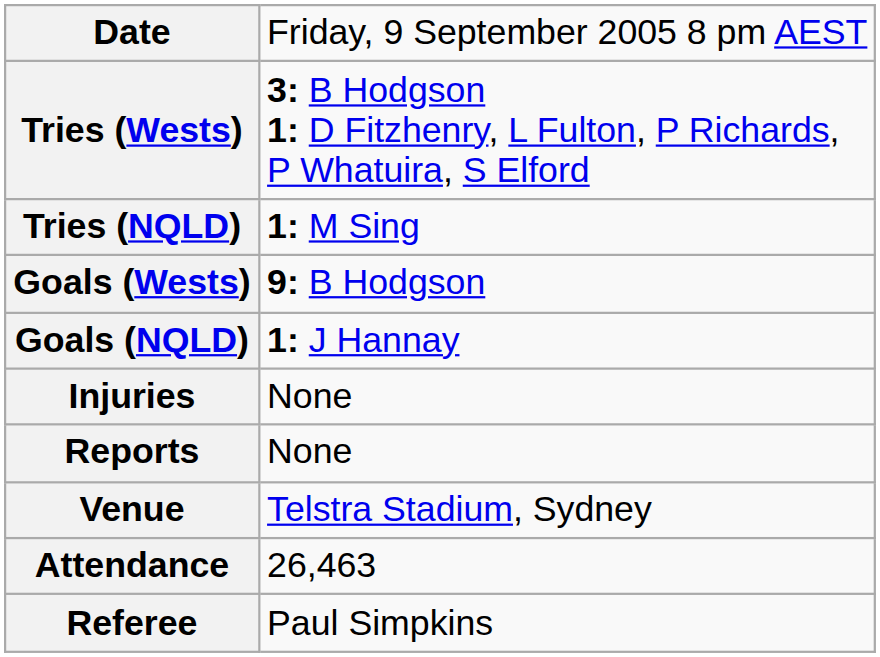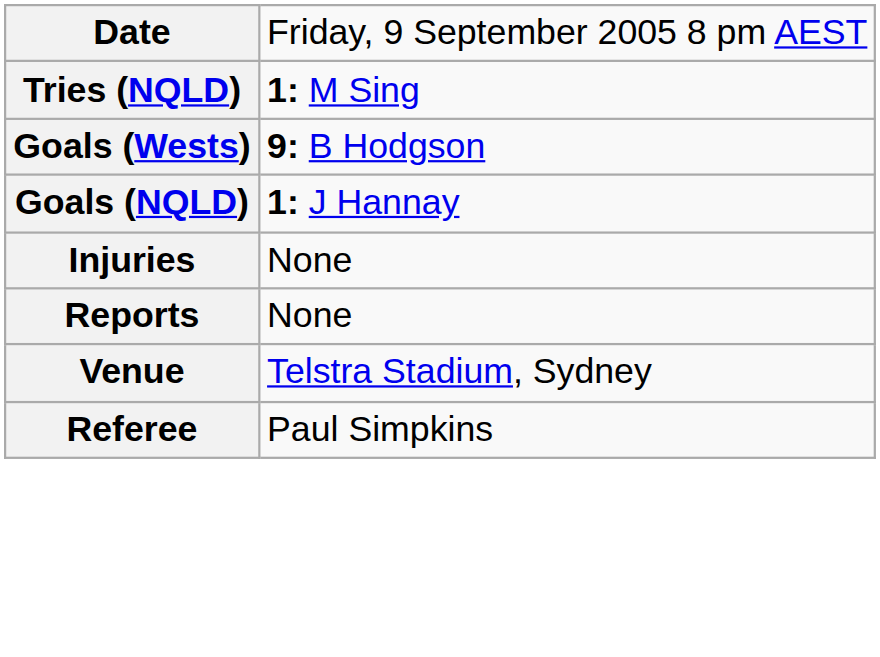- row: (132, 129)
- row: (132, 565)
